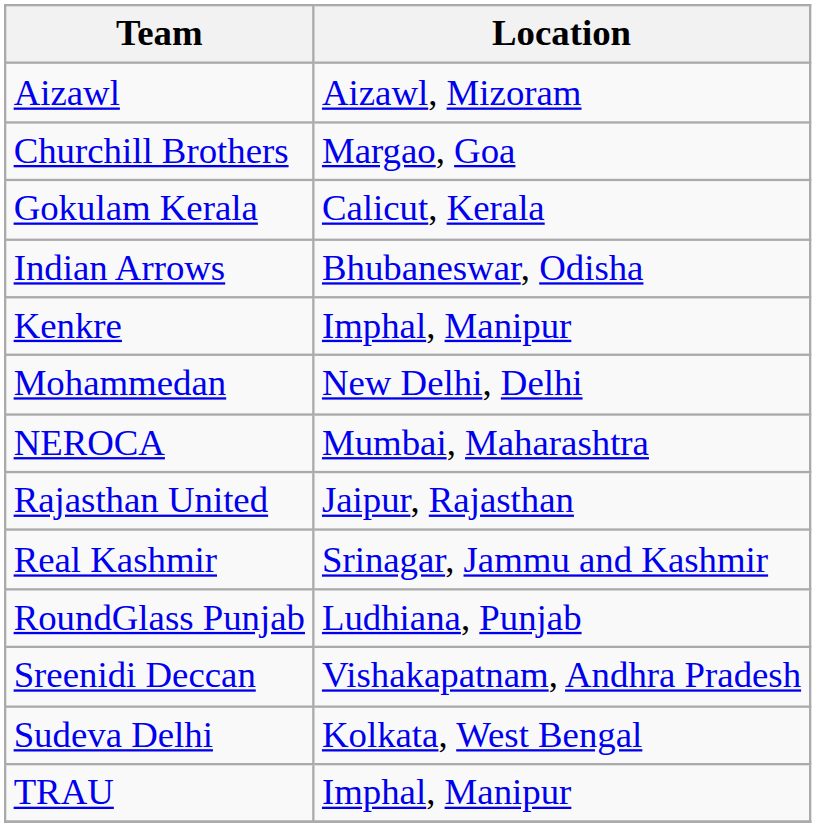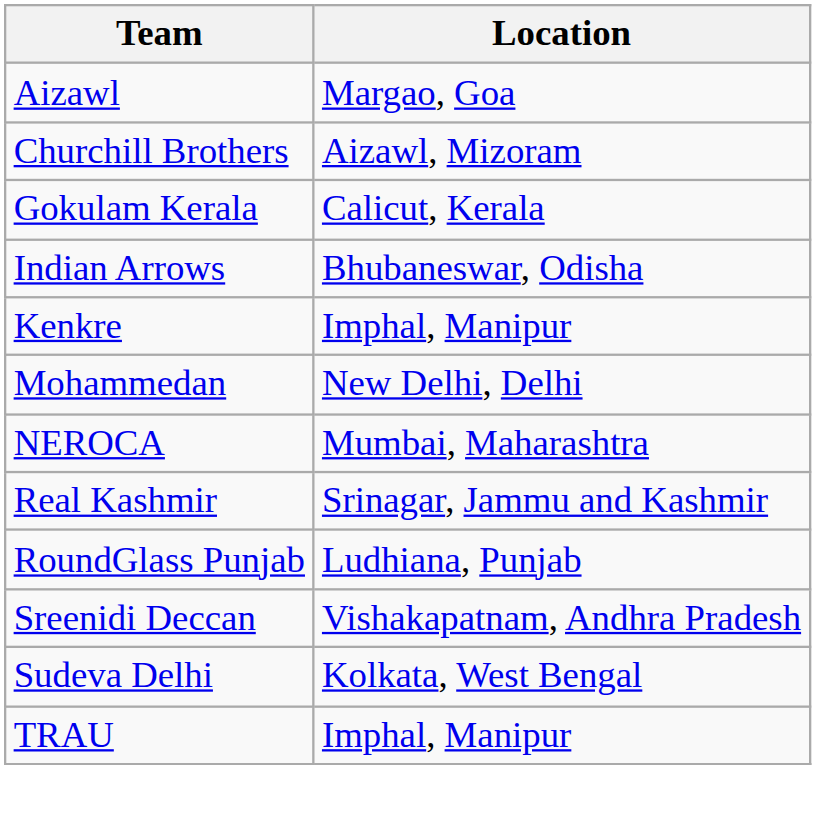(452, 92) Aizawl, Mizoram -> (419, 92) Margao, Goa
(419, 150) Margao, Goa -> (452, 150) Aizawl, Mizoram
- row: (141, 500)
